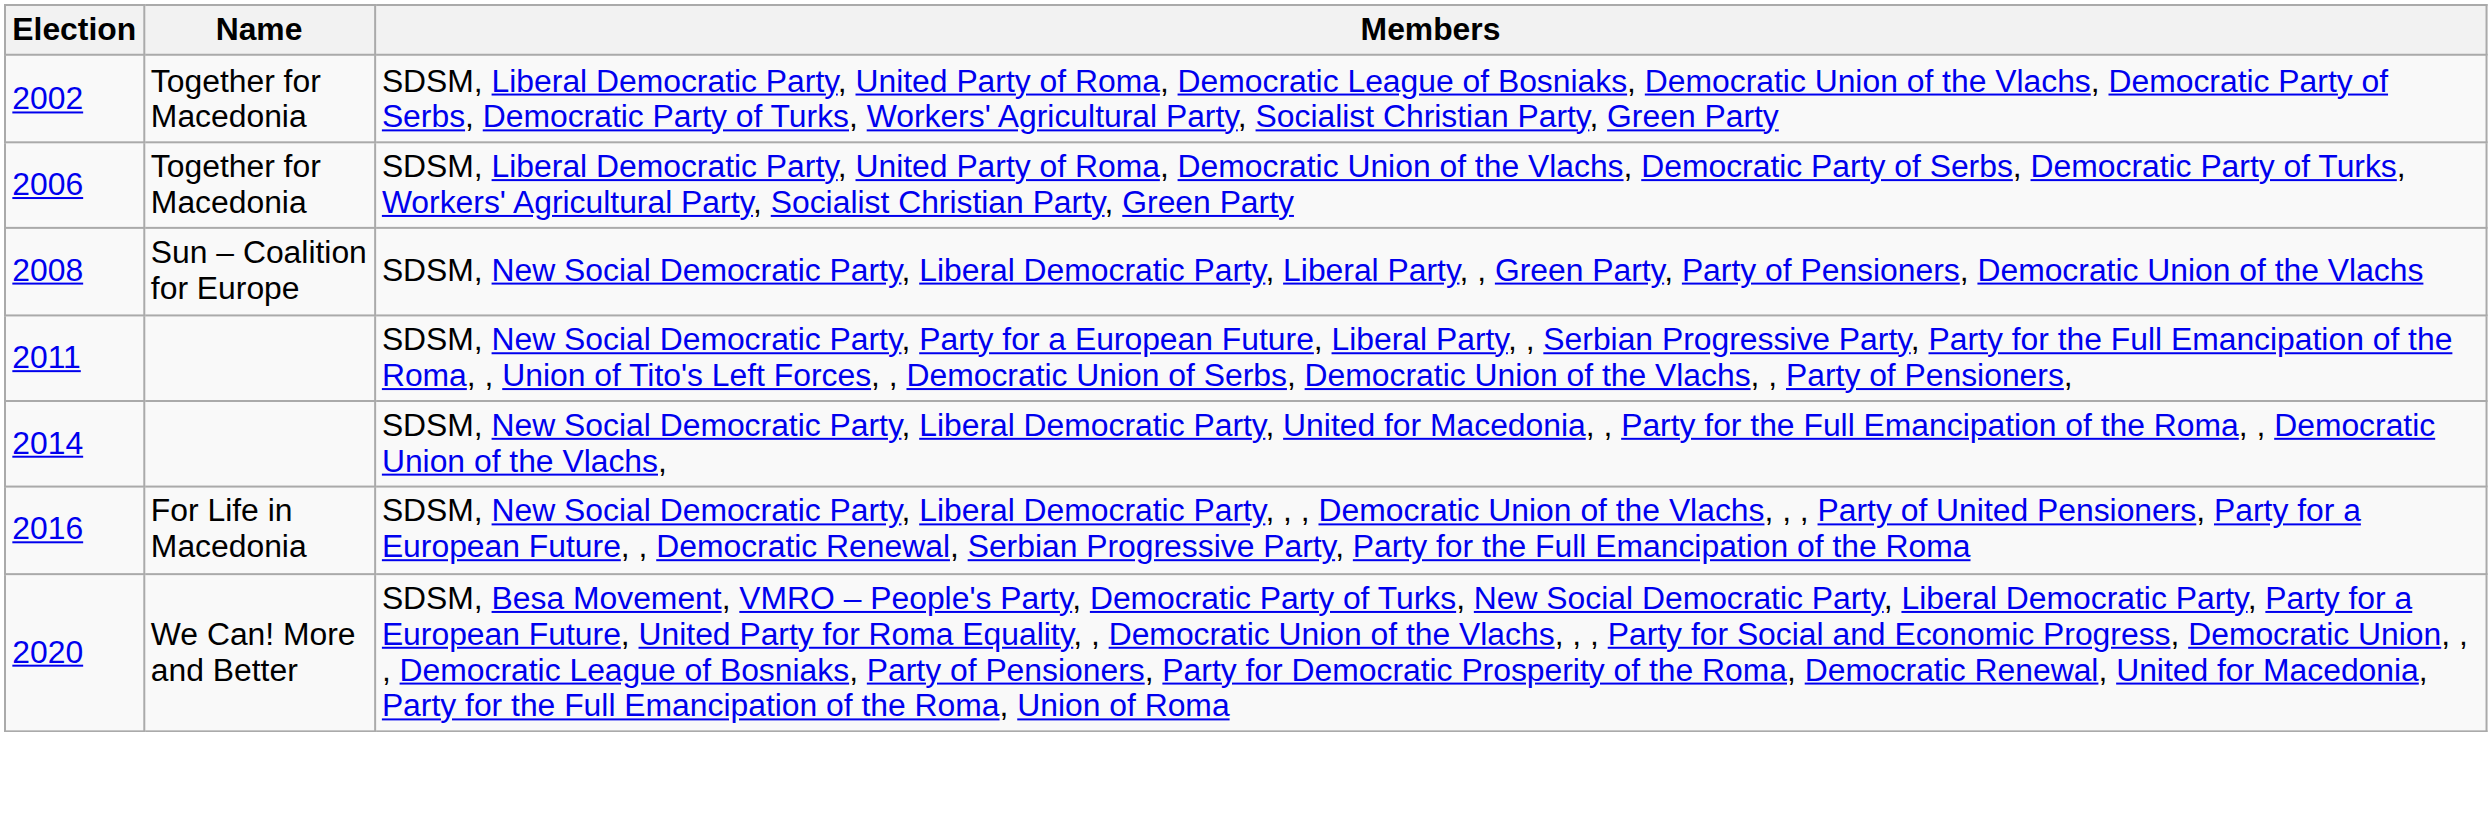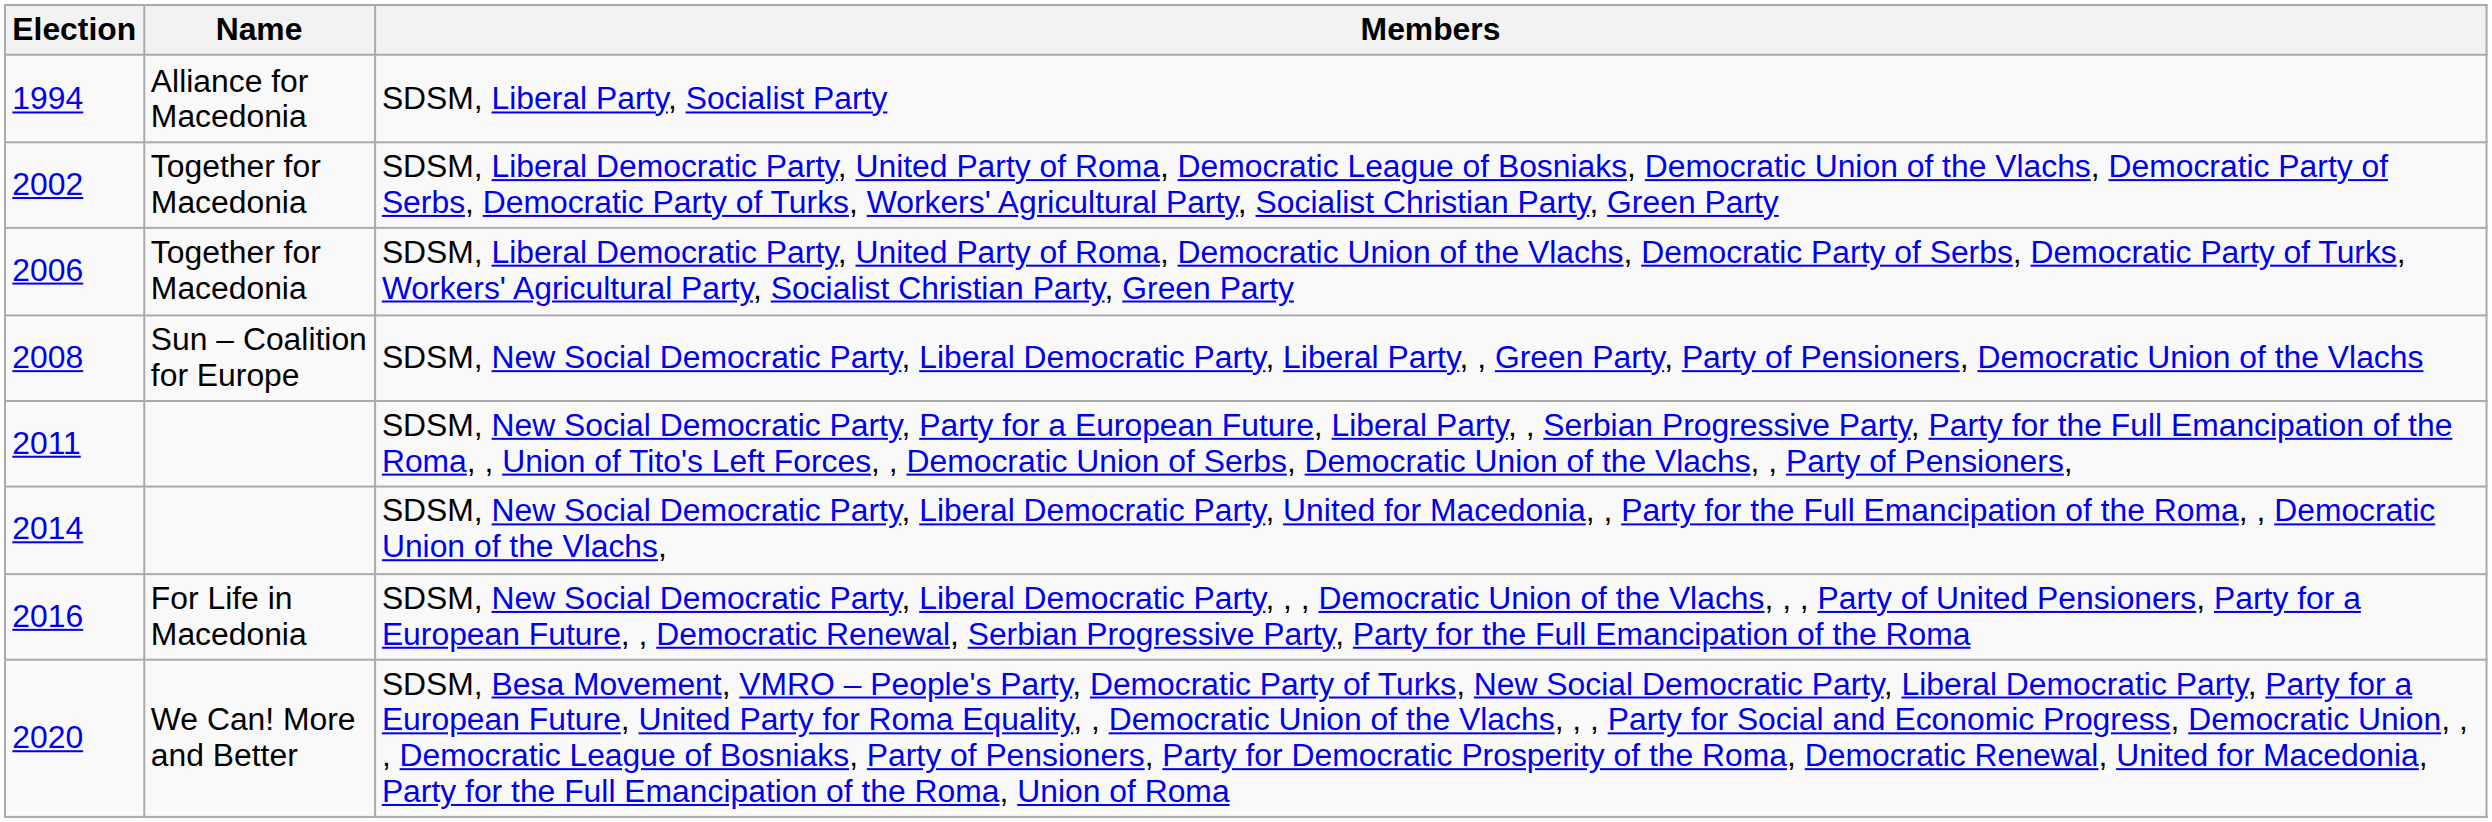+ row: (635, 98)
